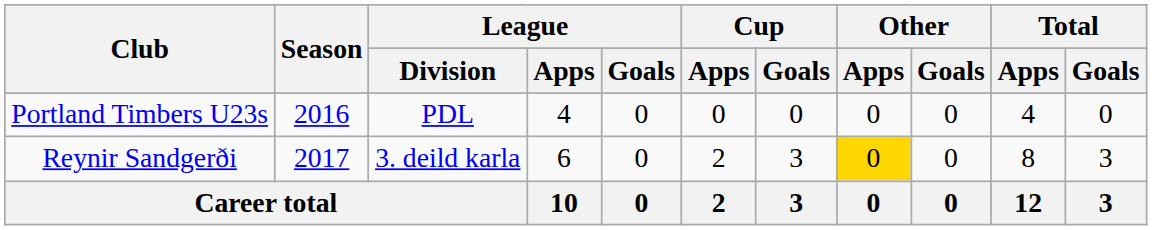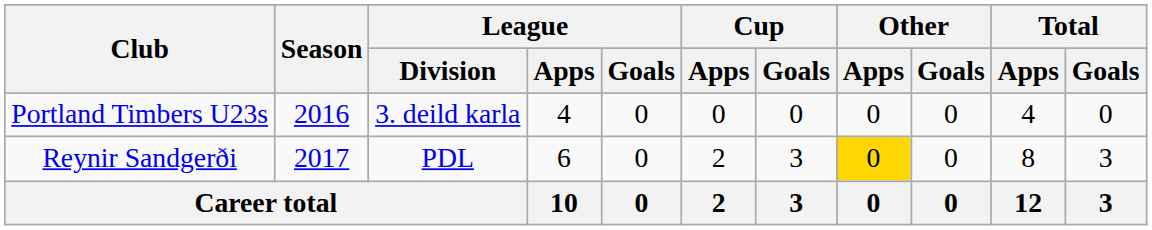(448, 114) PDL -> (448, 114) 3. deild karla
(448, 158) 3. deild karla -> (448, 158) PDL
